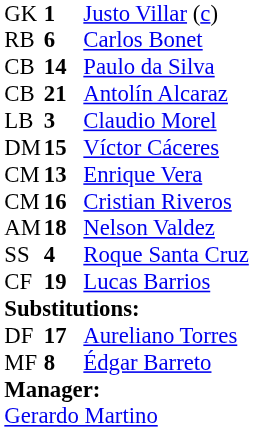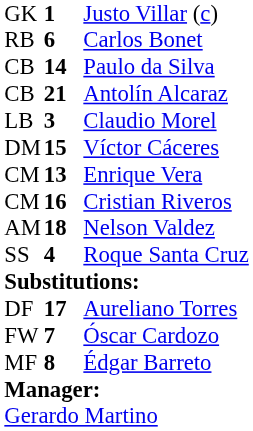- row: (147, 281)
+ row: (151, 335)
